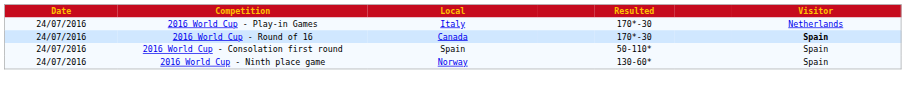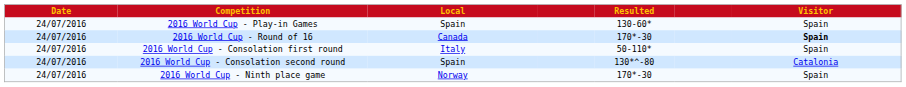(453, 24) Italy -> (453, 24) Spain
(634, 24) 170*-30 -> (634, 24) 130-60*
(816, 24) Netherlands -> (816, 24) Spain
(453, 49) Spain -> (453, 49) Italy
+ row: (243, 62)
(634, 62) 130-60* -> (634, 75) 170*-30
